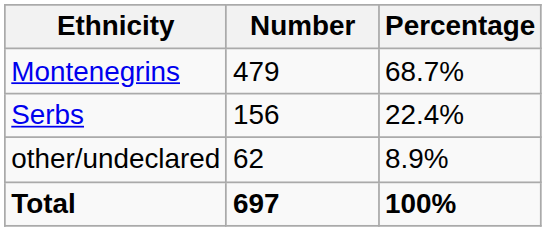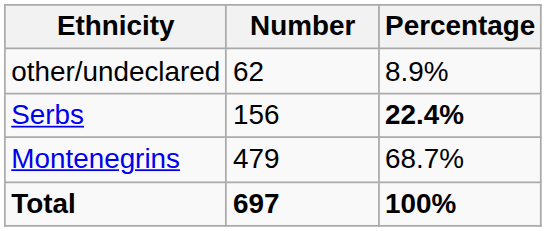rows swapped: (96, 70) <-> (116, 159)
(425, 114) normal -> (425, 114) bold
